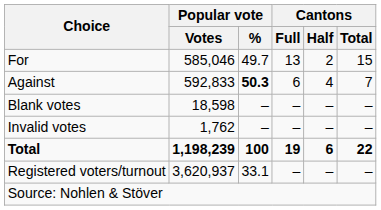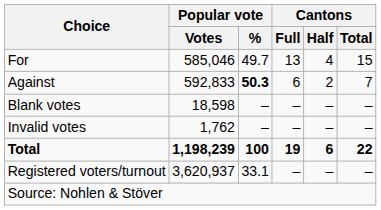(330, 60) 2 -> (330, 60) 4
(330, 82) 4 -> (330, 82) 2
